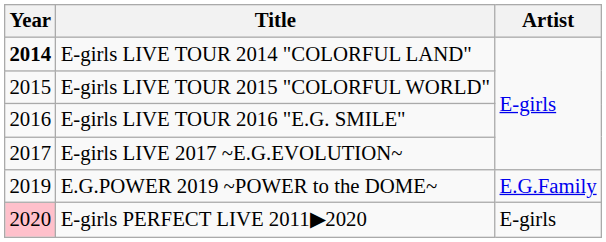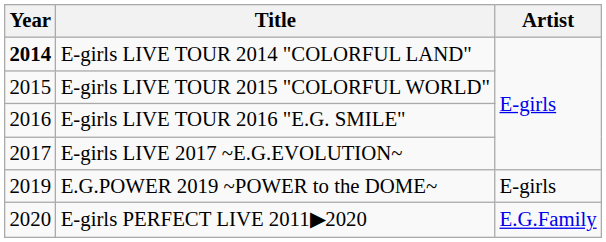(548, 185) E.G.Family -> (528, 185) E-girls
(30, 219) pink background -> (30, 219) no background
(528, 219) E-girls -> (548, 219) E.G.Family
